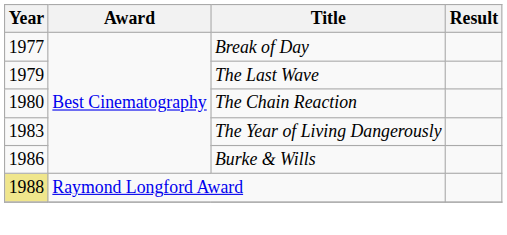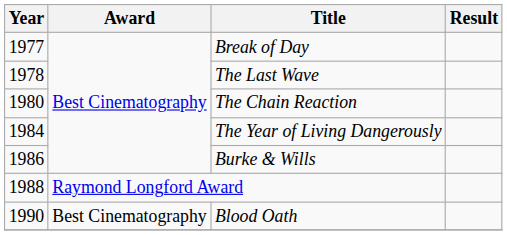(26, 74) 1979 -> (26, 74) 1978
(26, 131) 1983 -> (26, 131) 1984
(26, 187) khaki background -> (26, 187) no background
+ row: (256, 215)
